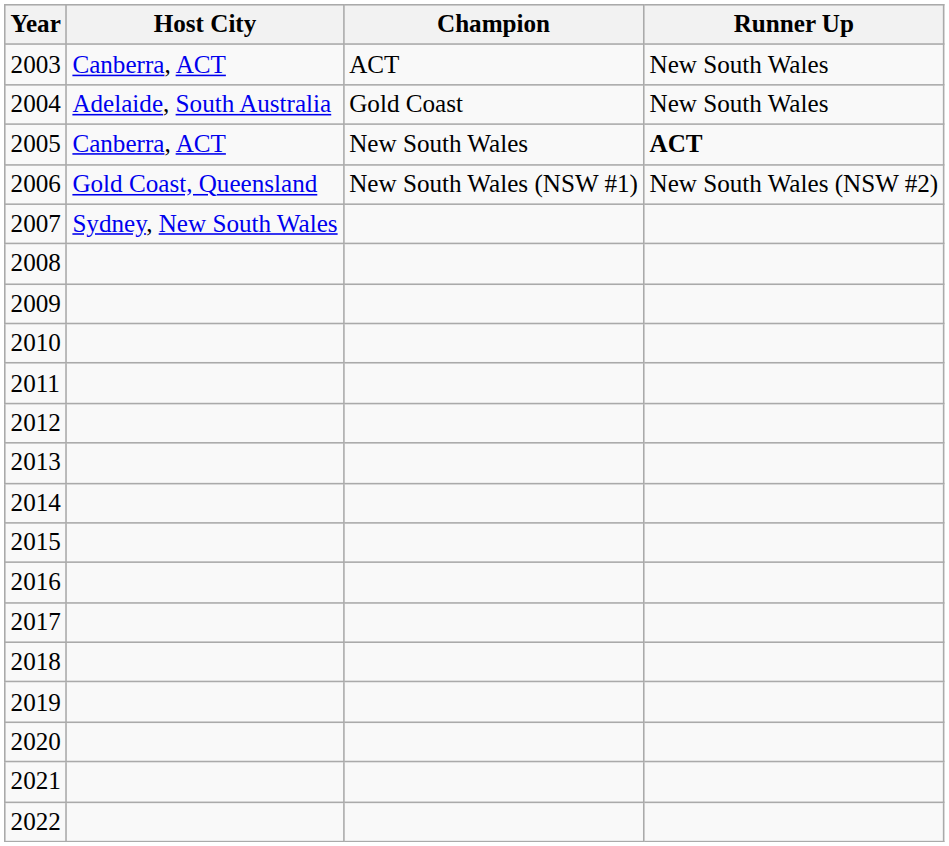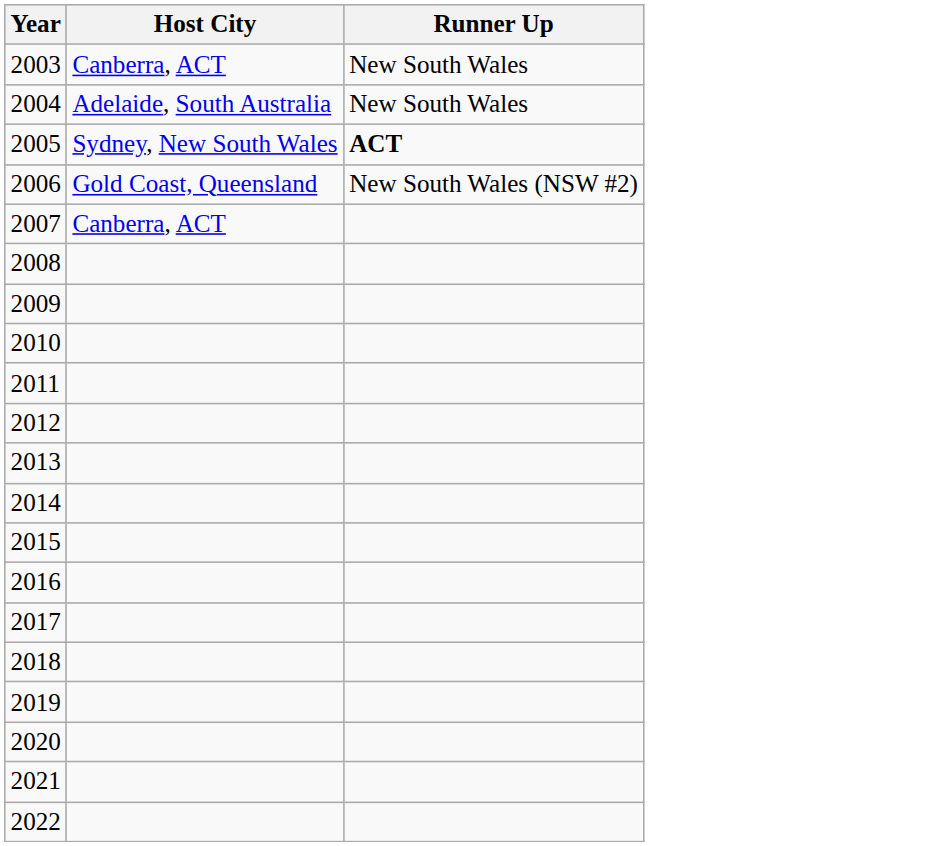- column: (494, 24)
(149, 143) Canberra, ACT -> (205, 143) Sydney, New South Wales
(205, 223) Sydney, New South Wales -> (149, 223) Canberra, ACT
